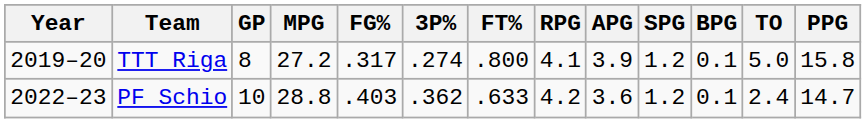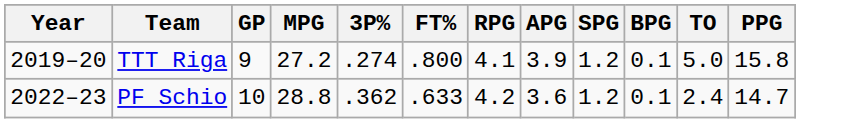- column: (370, 24)
(245, 61) 8 -> (245, 61) 9
